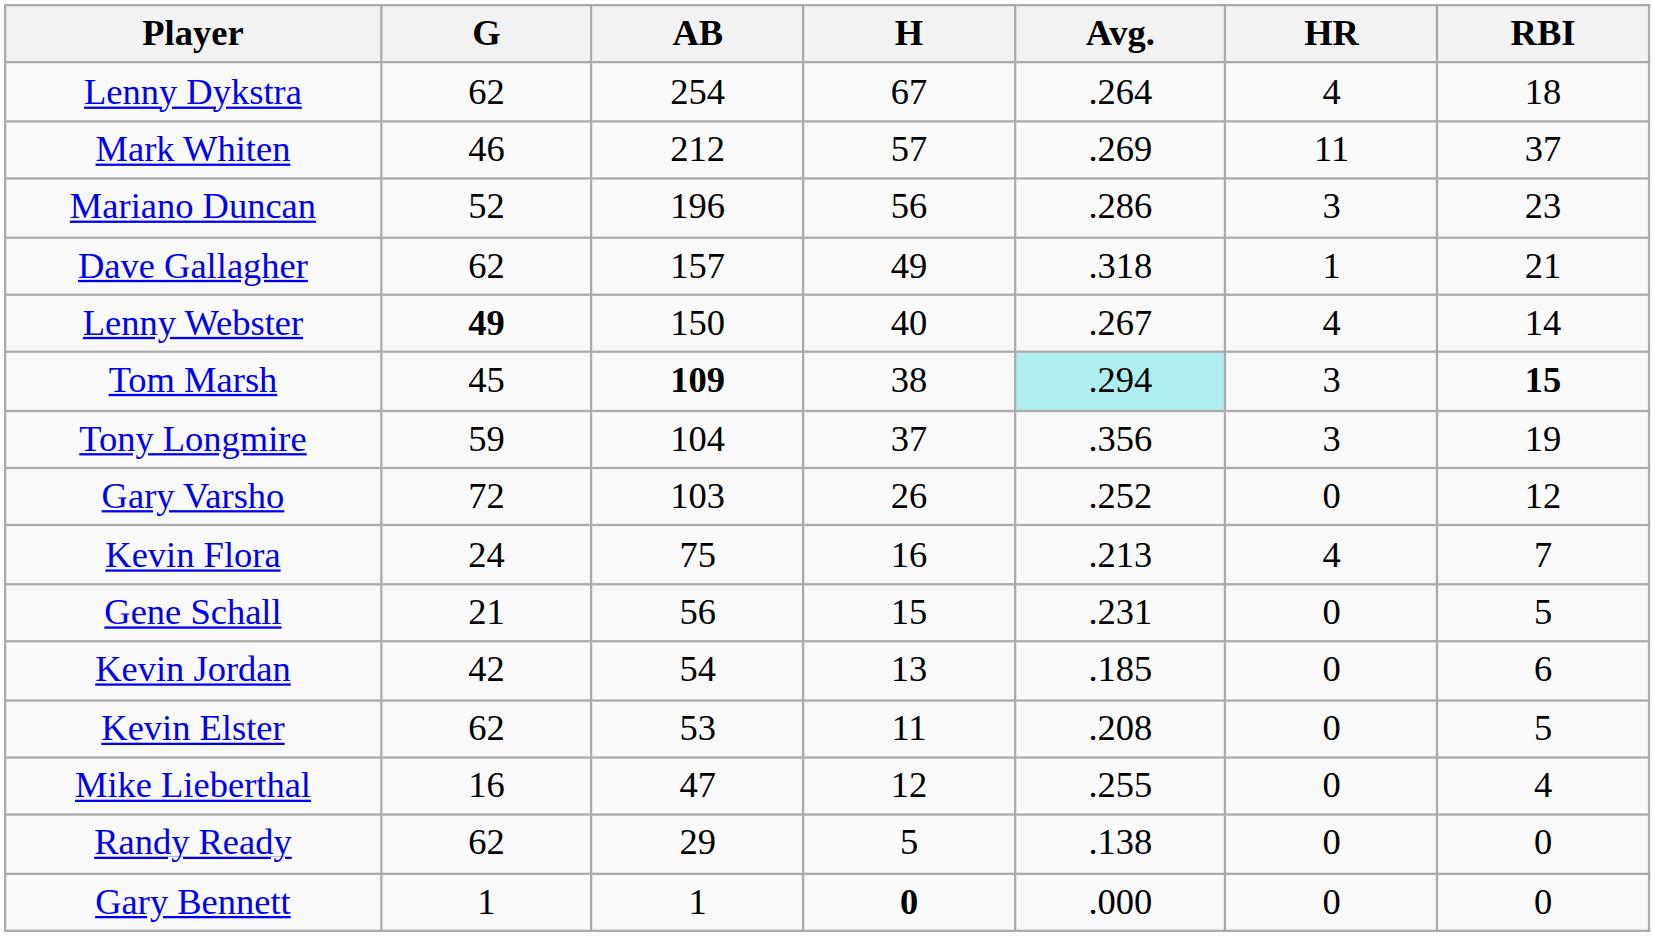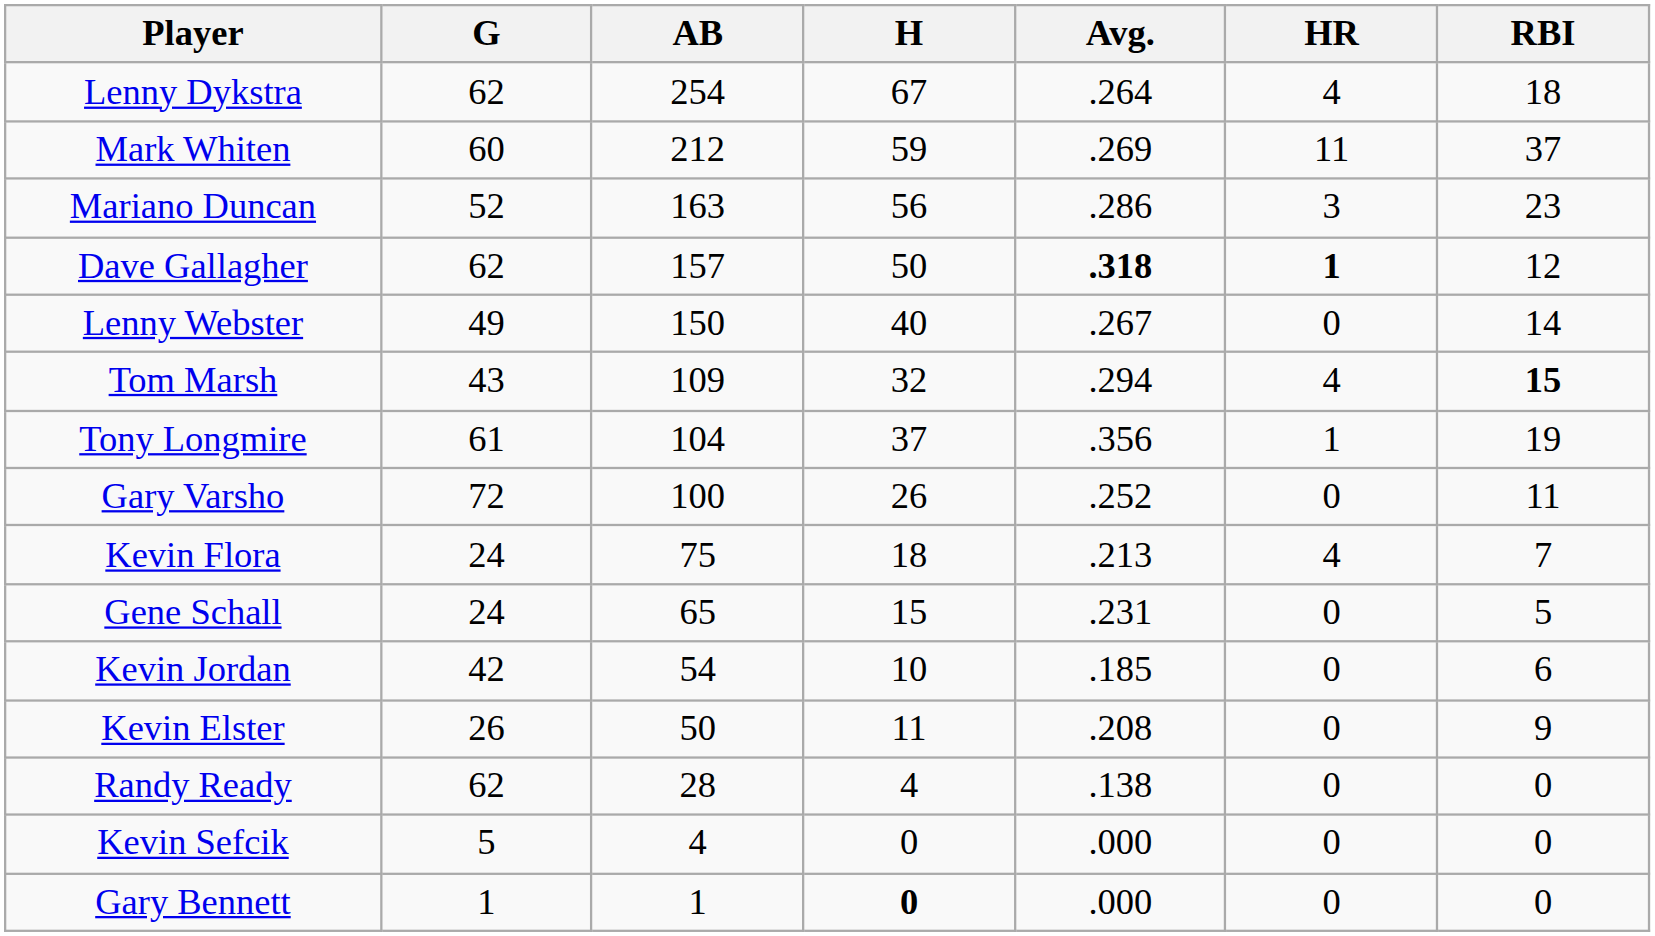(486, 149) 46 -> (486, 149) 60
(909, 149) 57 -> (909, 149) 59
(698, 206) 196 -> (698, 206) 163
(909, 264) 49 -> (909, 264) 50
(1120, 264) normal -> (1120, 264) bold
(1332, 264) normal -> (1332, 264) bold
(1543, 264) 21 -> (1543, 264) 12
(486, 322) bold -> (486, 322) normal
(1332, 322) 4 -> (1332, 322) 0
(486, 380) 45 -> (486, 380) 43
(698, 380) bold -> (698, 380) normal
(909, 380) 38 -> (909, 380) 32
(1120, 380) paleturquoise background -> (1120, 380) no background
(1332, 380) 3 -> (1332, 380) 4
(486, 438) 59 -> (486, 438) 61
(1332, 438) 3 -> (1332, 438) 1
(698, 496) 103 -> (698, 496) 100
(1543, 496) 12 -> (1543, 496) 11
(909, 554) 16 -> (909, 554) 18
(486, 611) 21 -> (486, 611) 24
(698, 611) 56 -> (698, 611) 65
(909, 669) 13 -> (909, 669) 10
(486, 727) 62 -> (486, 727) 26
(698, 727) 53 -> (698, 727) 50
(1543, 727) 5 -> (1543, 727) 9
- row: (193, 785)
(698, 843) 29 -> (698, 785) 28
(909, 843) 5 -> (909, 785) 4
+ row: (193, 843)
